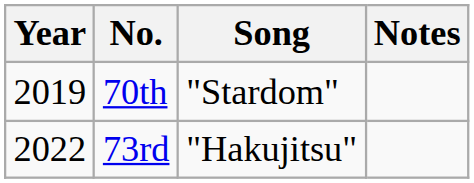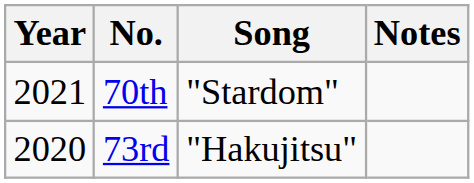(50, 90) 2019 -> (50, 90) 2021
(50, 148) 2022 -> (50, 148) 2020
